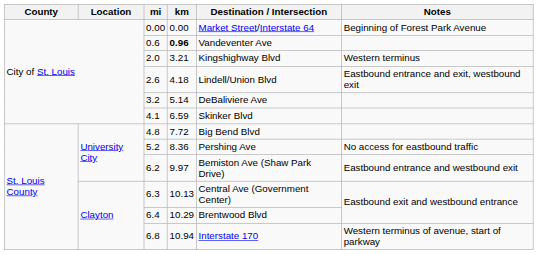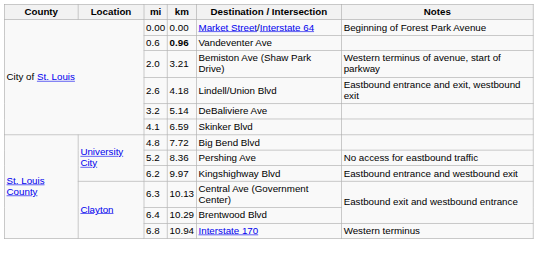(239, 58) Kingshighway Blvd -> (255, 64) Bemiston Ave (Shaw Park Drive)
(382, 58) Western terminus -> (422, 64) Western terminus of avenue, start of parkway
(255, 168) Bemiston Ave (Shaw Park Drive) -> (239, 173) Kingshighway Blvd
(422, 236) Western terminus of avenue, start of parkway -> (382, 230) Western terminus
